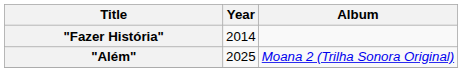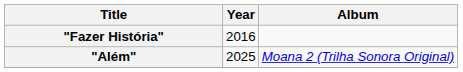(241, 36) 2014 -> (241, 36) 2016
